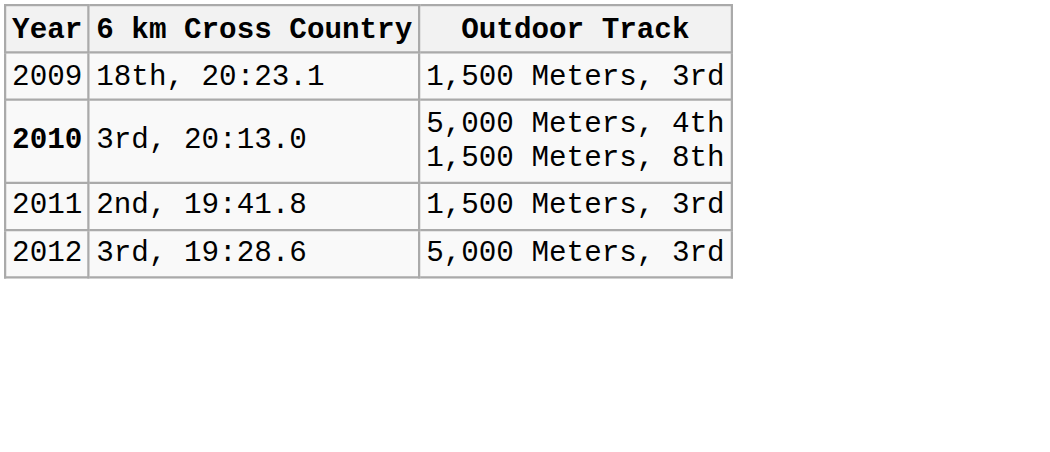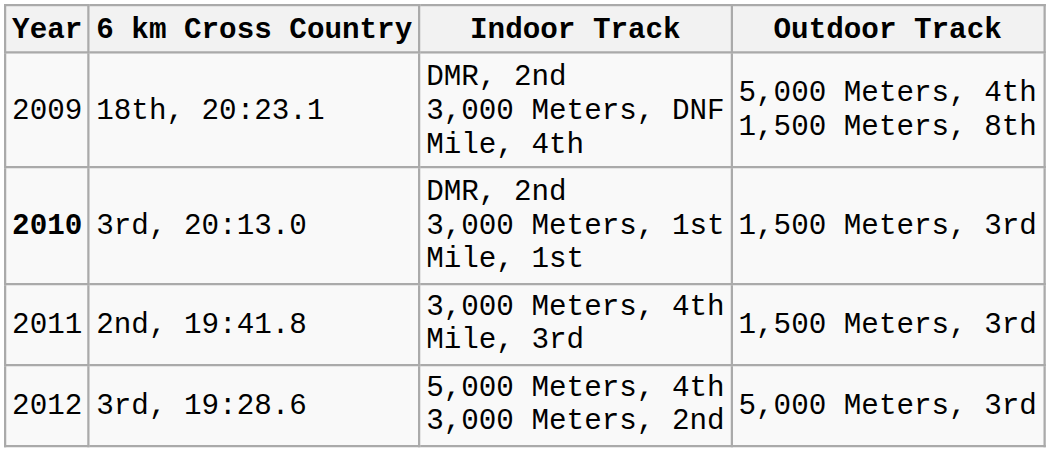+ column: (575, 29)
(575, 77) 1,500 Meters, 3rd -> (888, 110) 5,000 Meters, 4th 1,500 Meters, 8th
(575, 141) 5,000 Meters, 4th 1,500 Meters, 8th -> (888, 226) 1,500 Meters, 3rd
